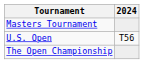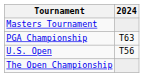+ row: (47, 39)
